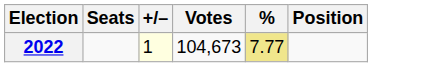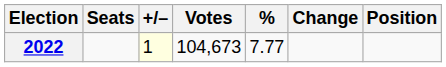+ column: (325, 18)
(267, 47) khaki background -> (267, 47) no background
